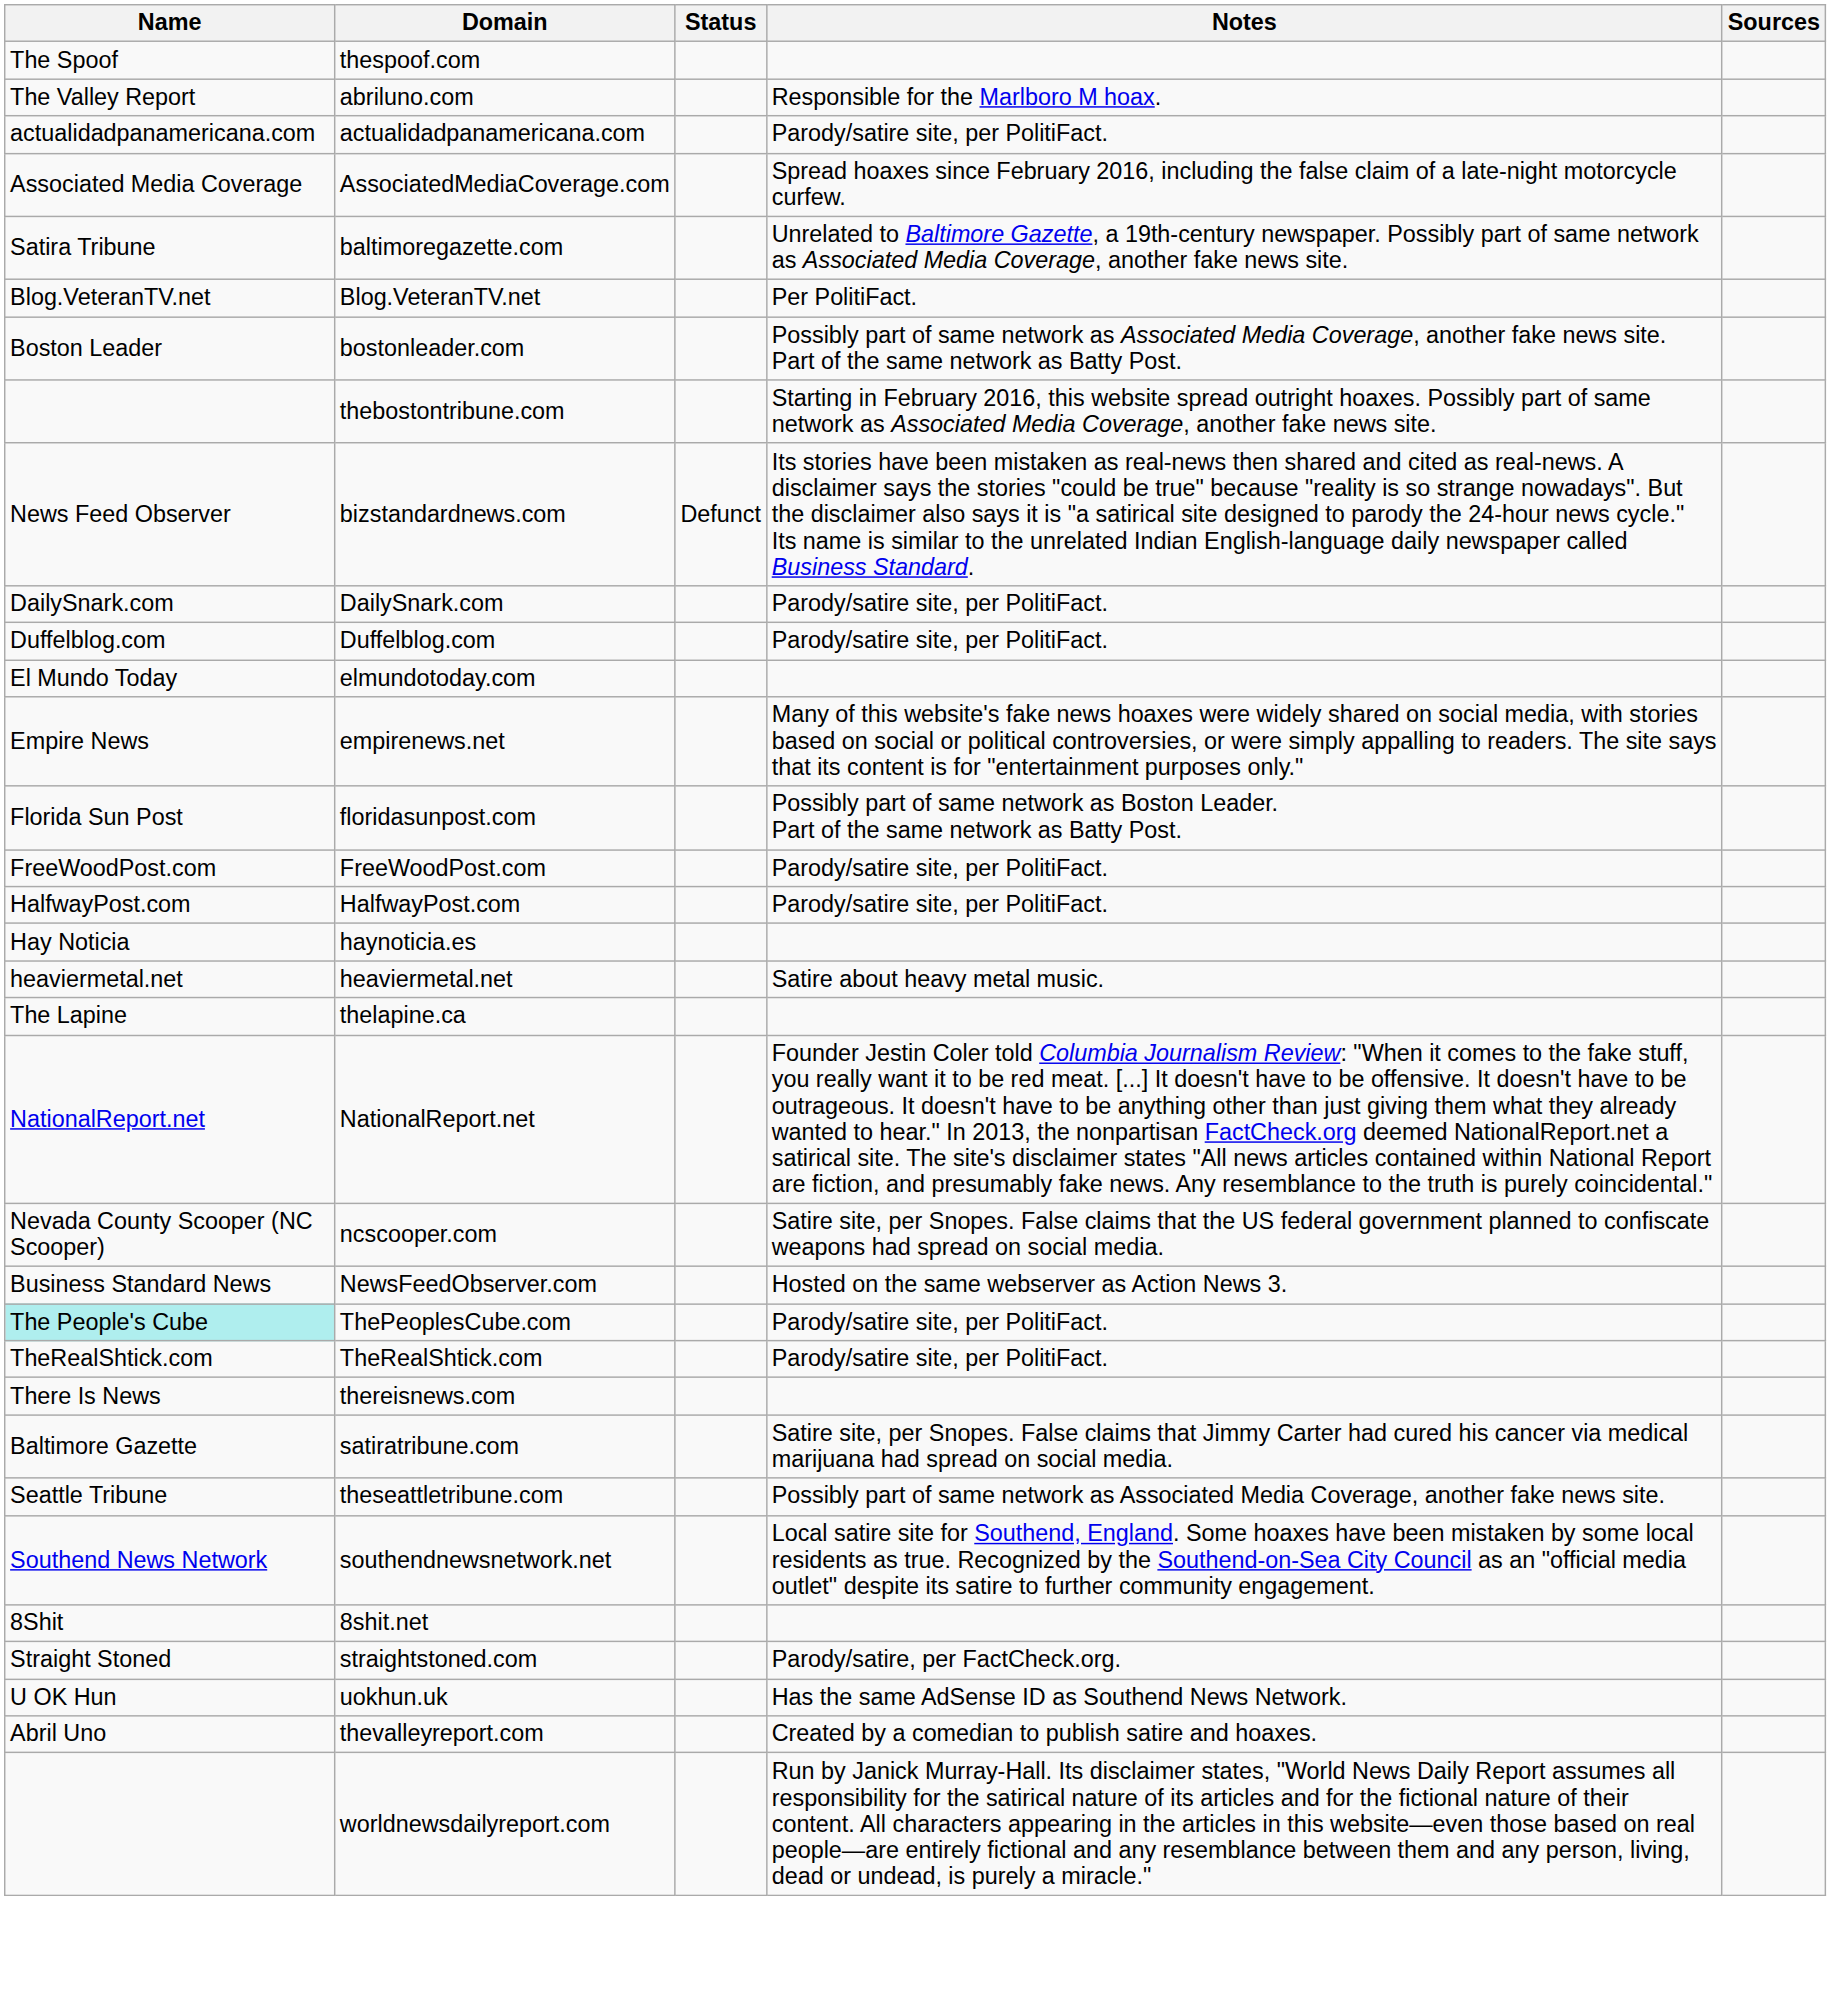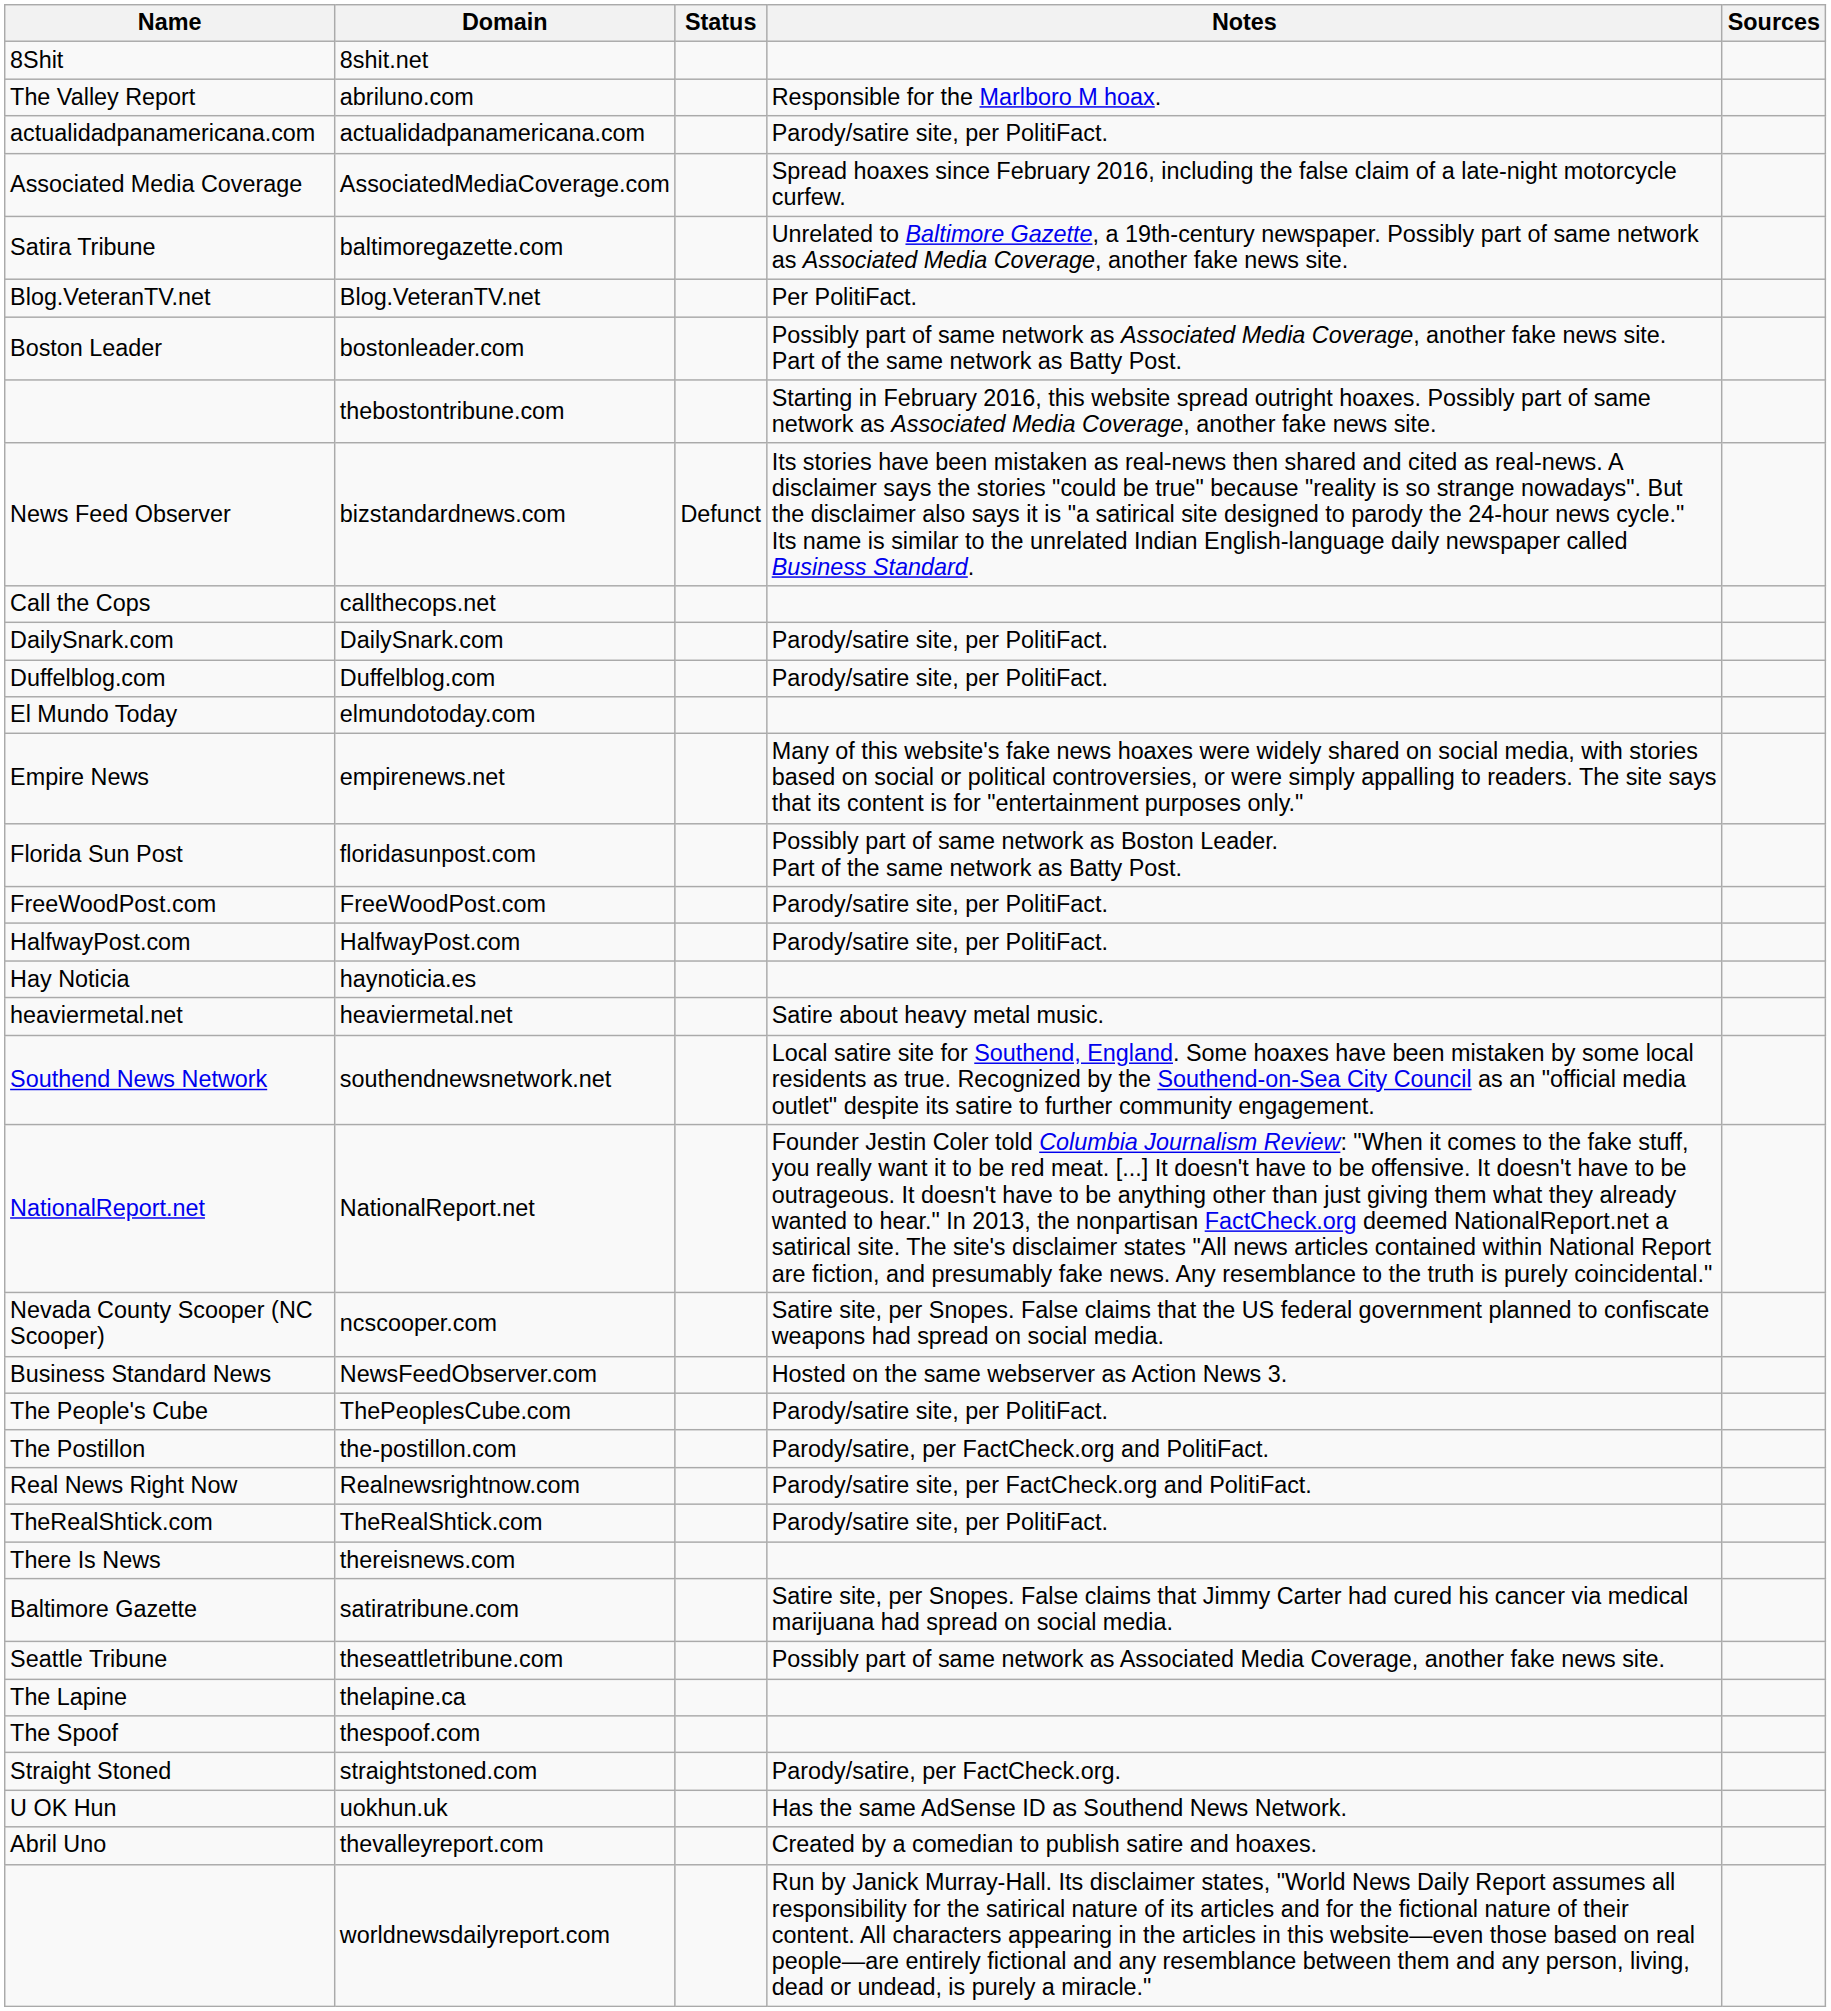rows swapped: (384, 1623) <-> (410, 60)
+ row: (418, 603)
rows swapped: (403, 1016) <-> (476, 1559)
(109, 1321) paleturquoise background -> (109, 1411) no background
+ row: (428, 1448)
+ row: (460, 1485)
